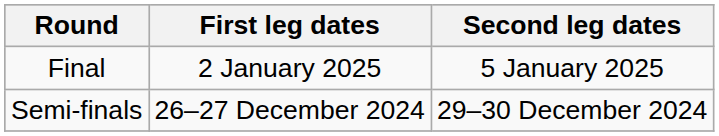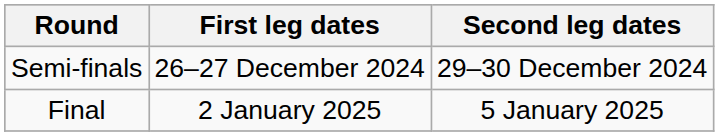rows swapped: (77, 109) <-> (77, 67)
